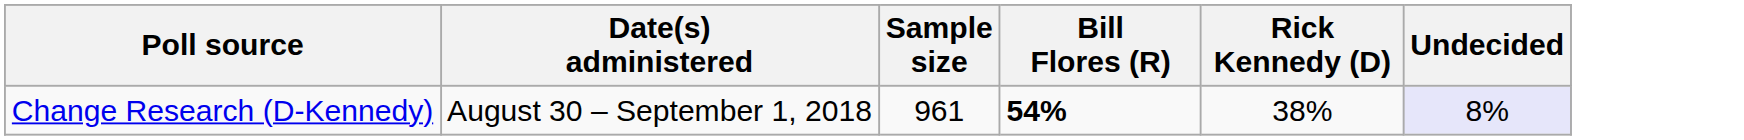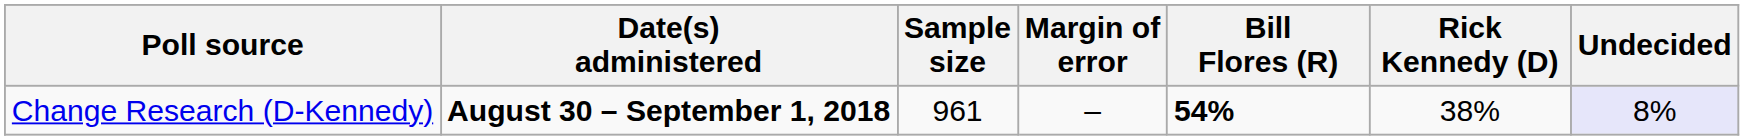+ column: (1093, 45)
(659, 109) normal -> (669, 109) bold
